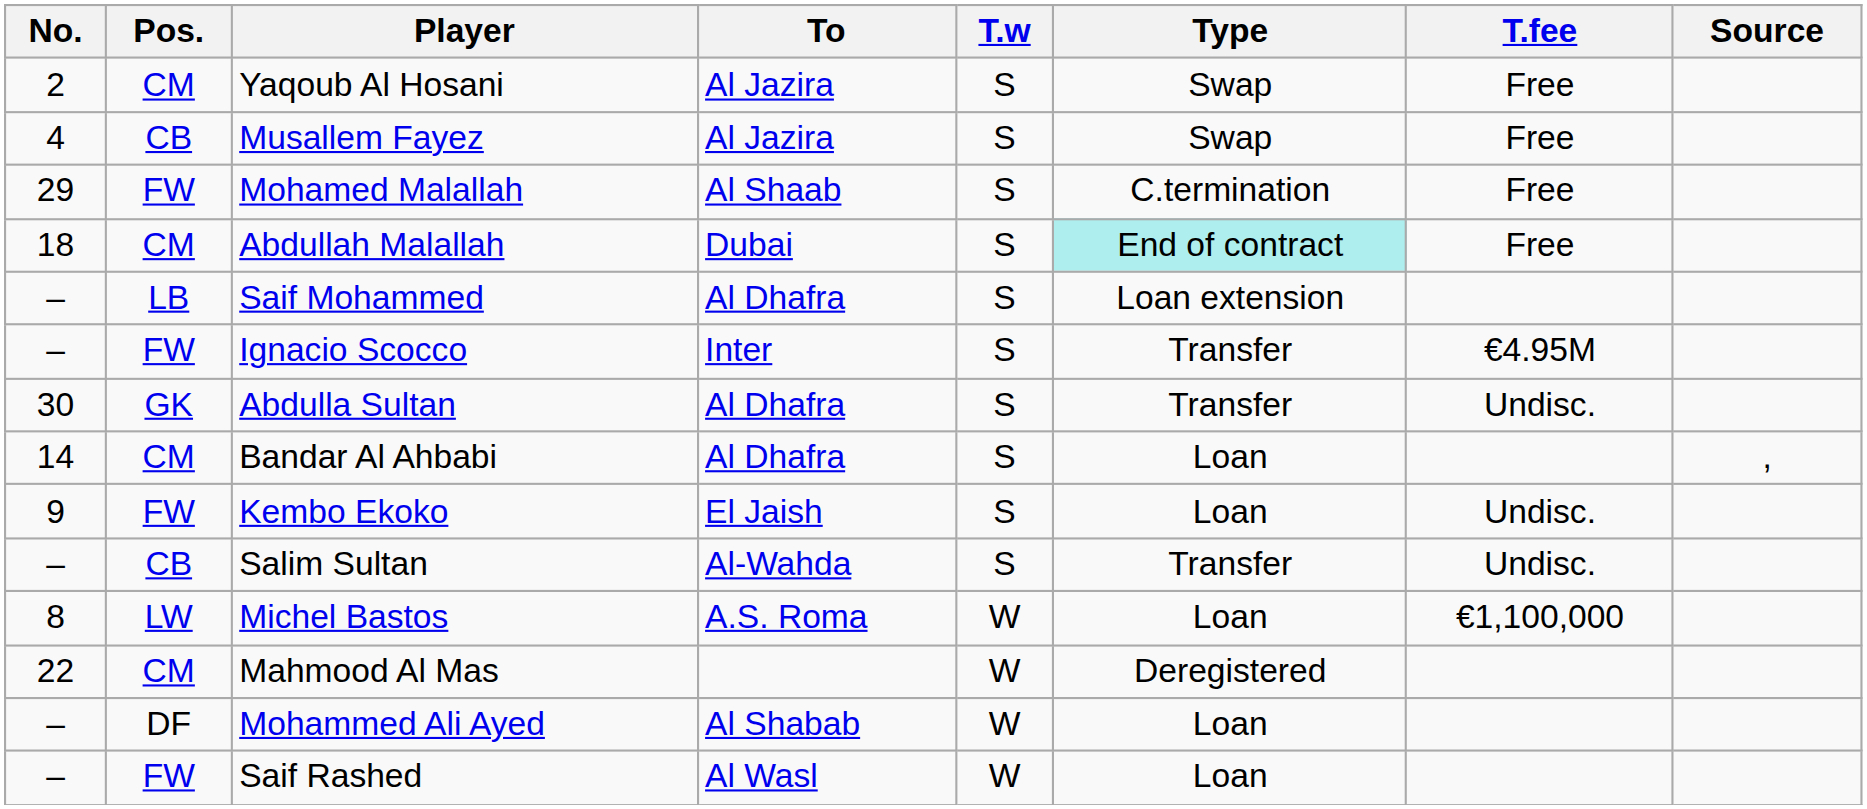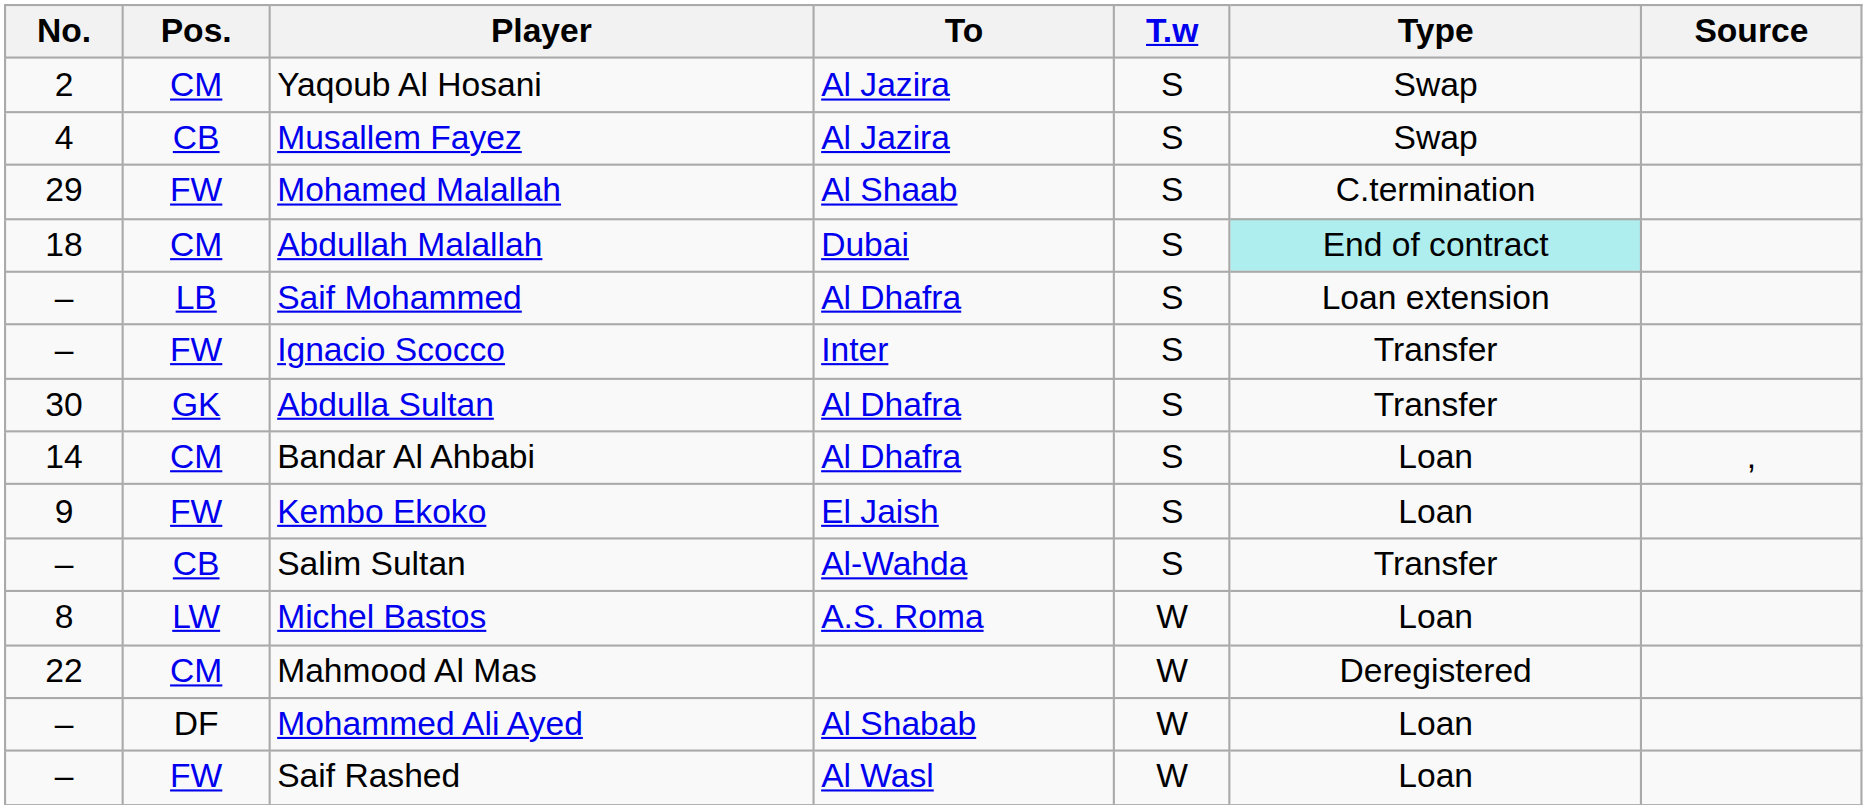- column: (1540, 31)
